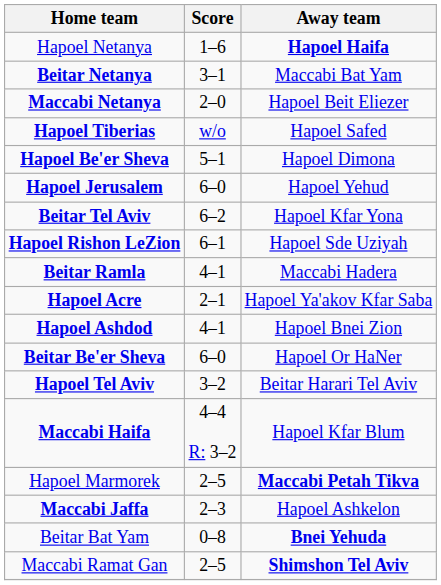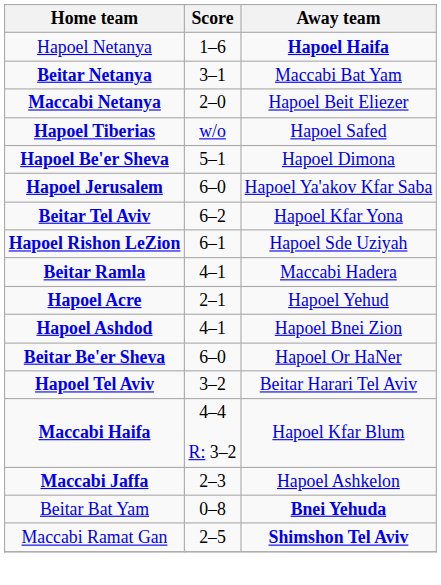(338, 187) Hapoel Yehud -> (338, 187) Hapoel Ya'akov Kfar Saba
(338, 300) Hapoel Ya'akov Kfar Saba -> (338, 300) Hapoel Yehud
- row: (95, 481)
